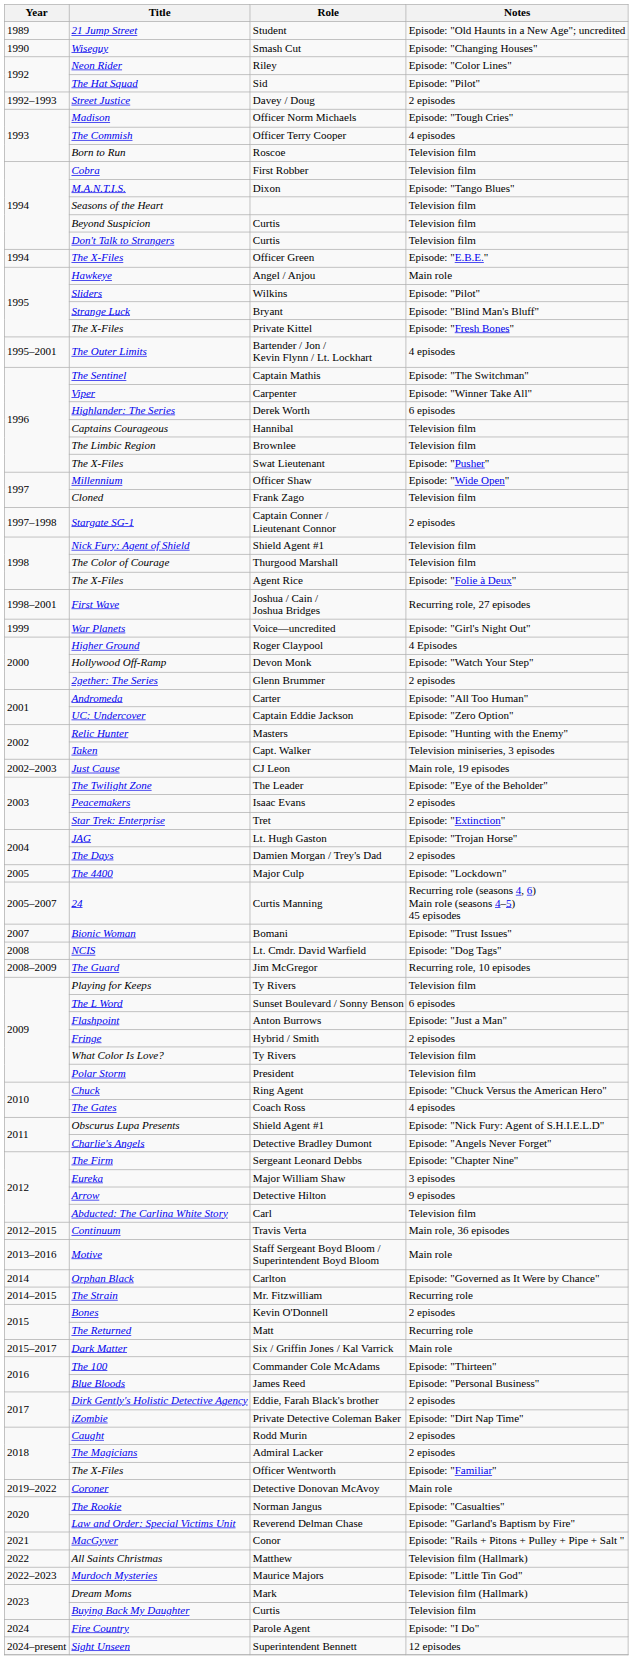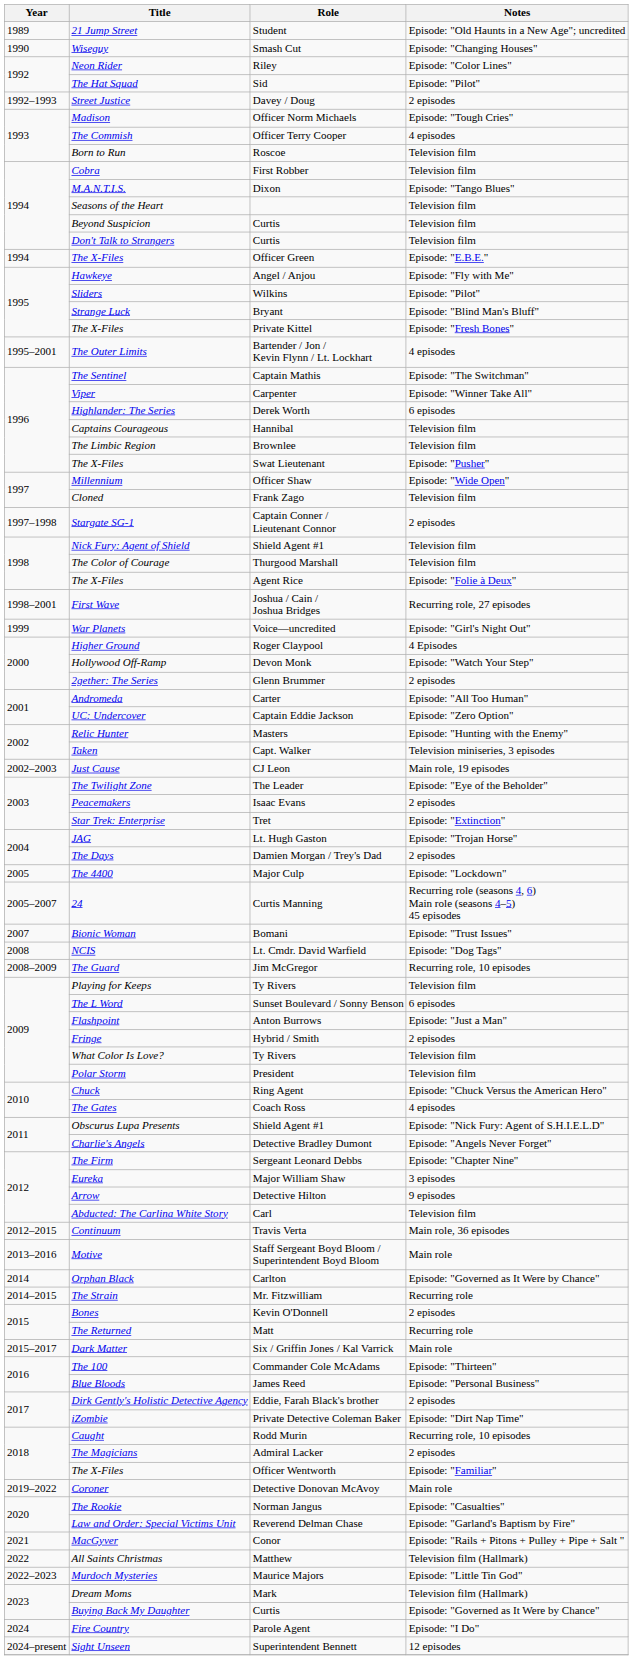(430, 275) Main role -> (461, 275) Episode: "Fly with Me"
(432, 1435) 2 episodes -> (470, 1435) Recurring role, 10 episodes
(442, 1611) Television film -> (504, 1611) Episode: "Governed as It Were by Chance"
